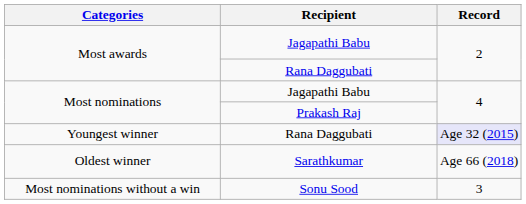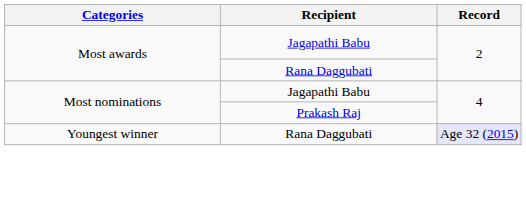- row: (113, 161)
- row: (113, 188)
